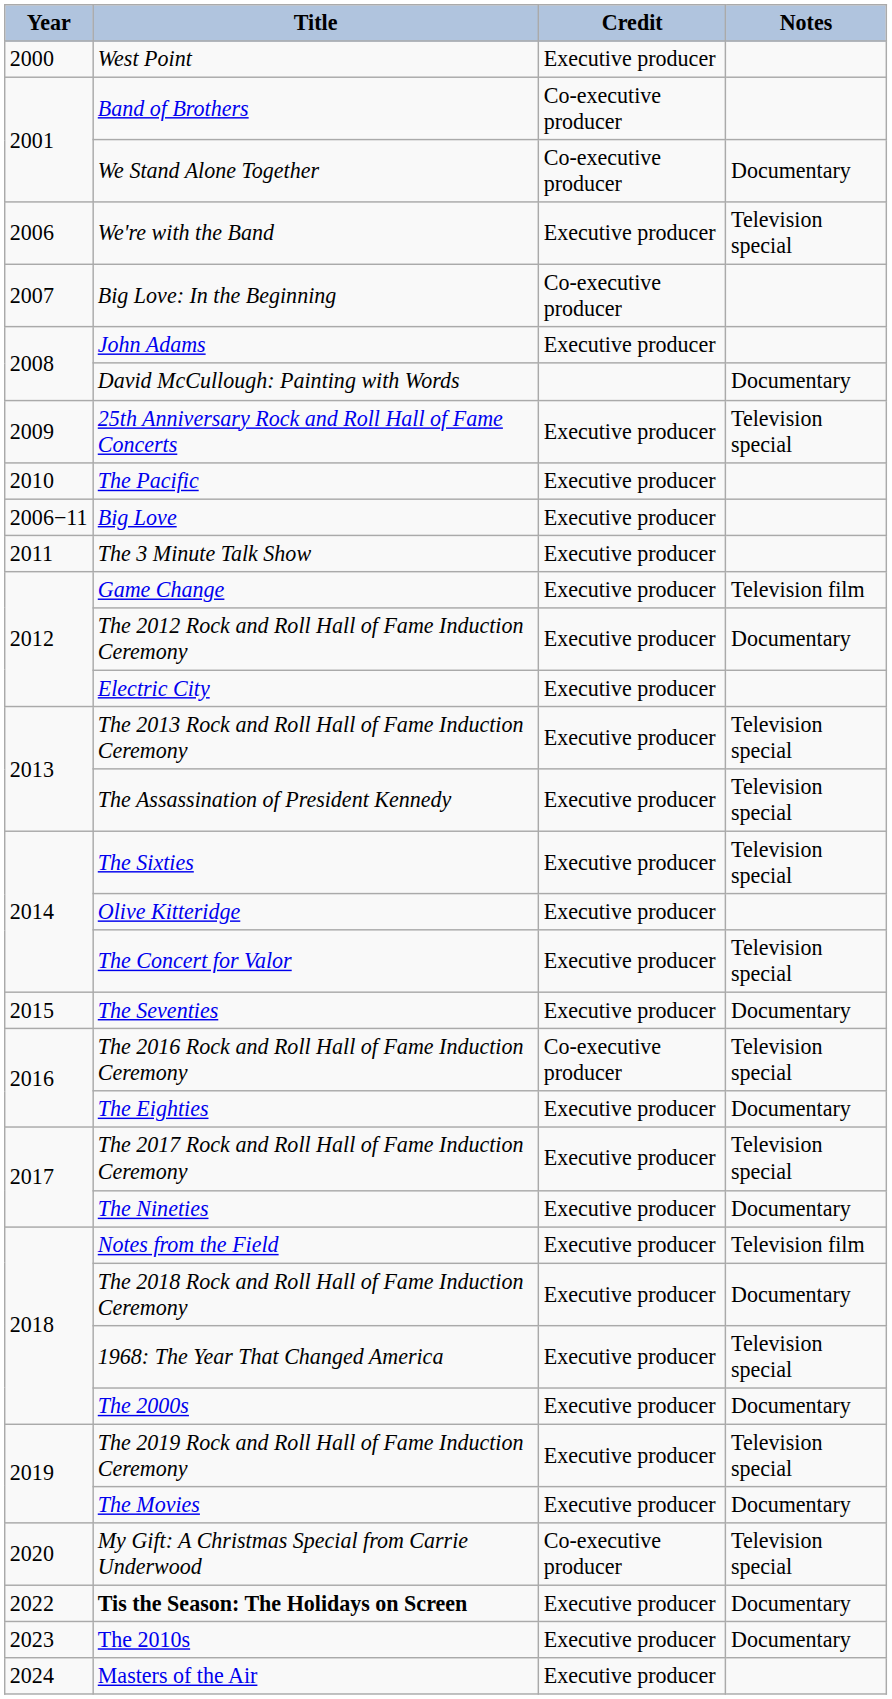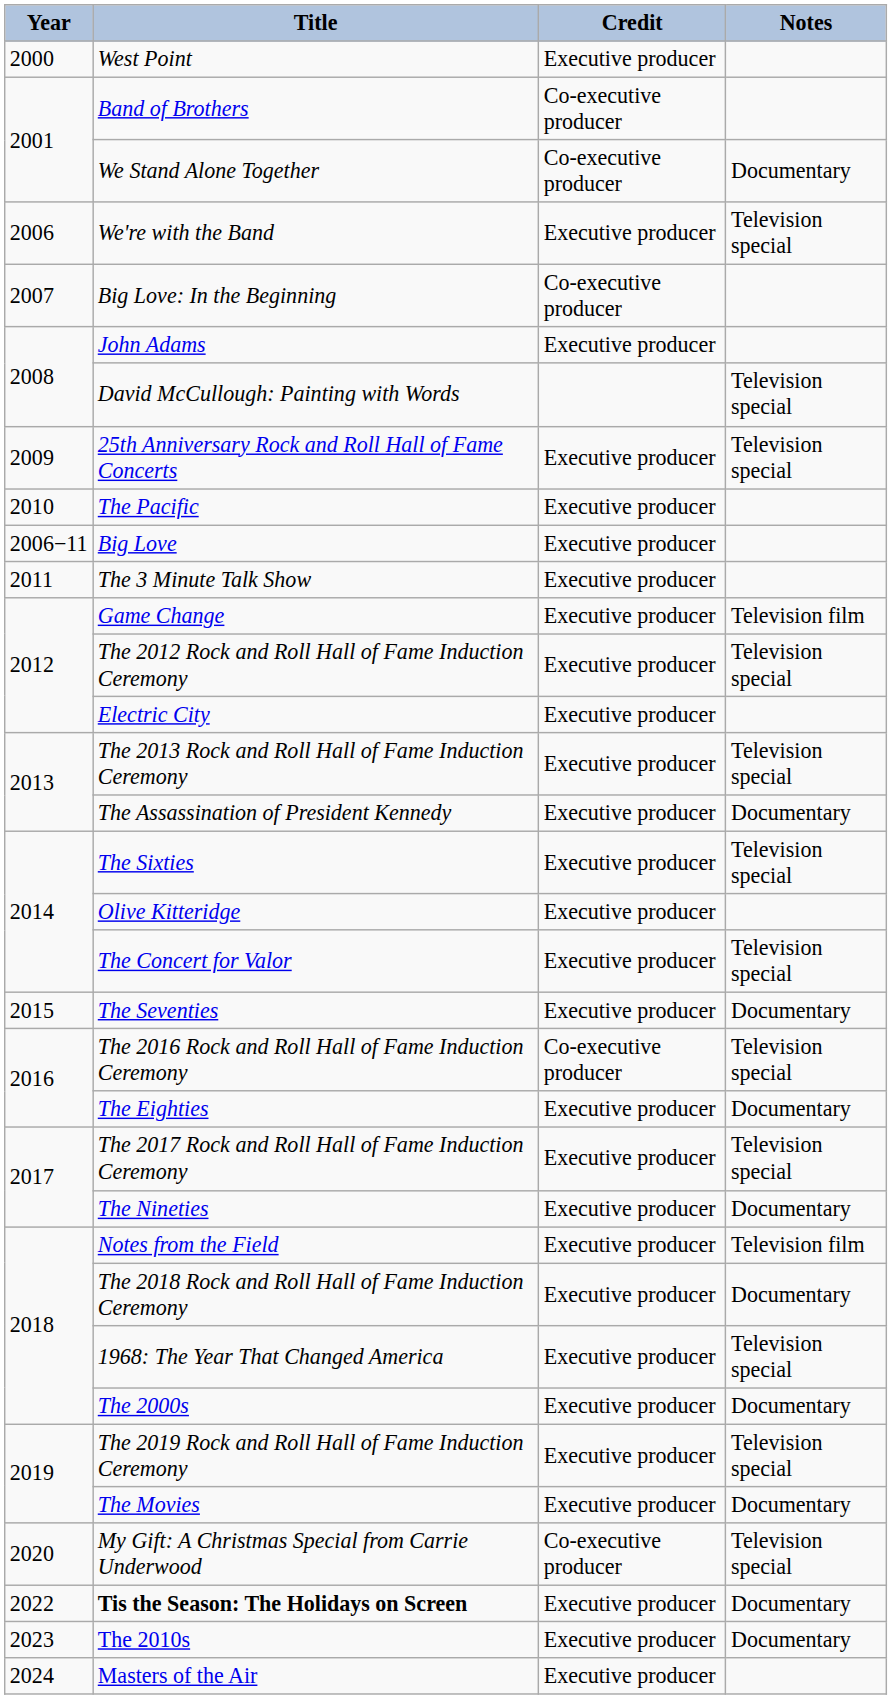(791, 381) Documentary -> (777, 394) Television special
(791, 638) Documentary -> (777, 664) Television special
(777, 800) Television special -> (791, 813) Documentary
